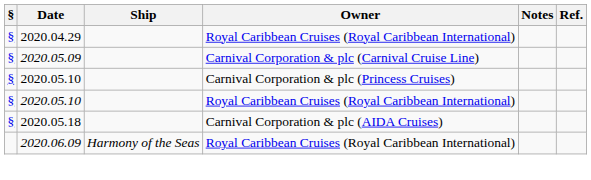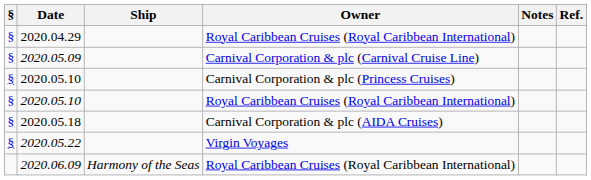+ row: (51, 143)
